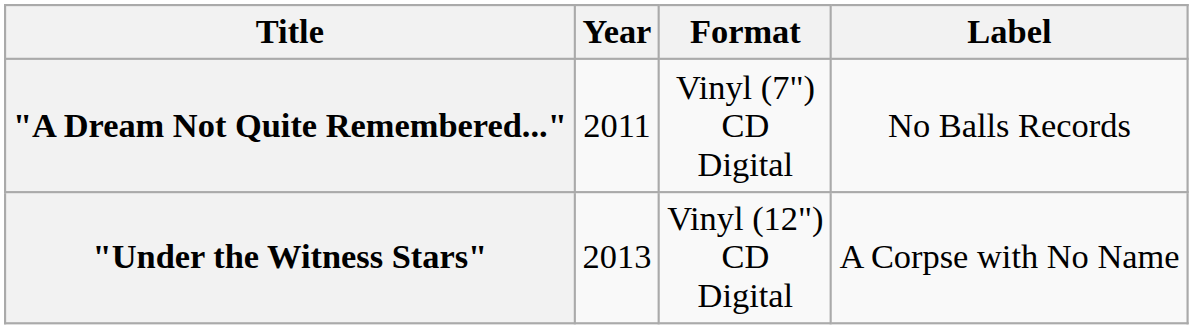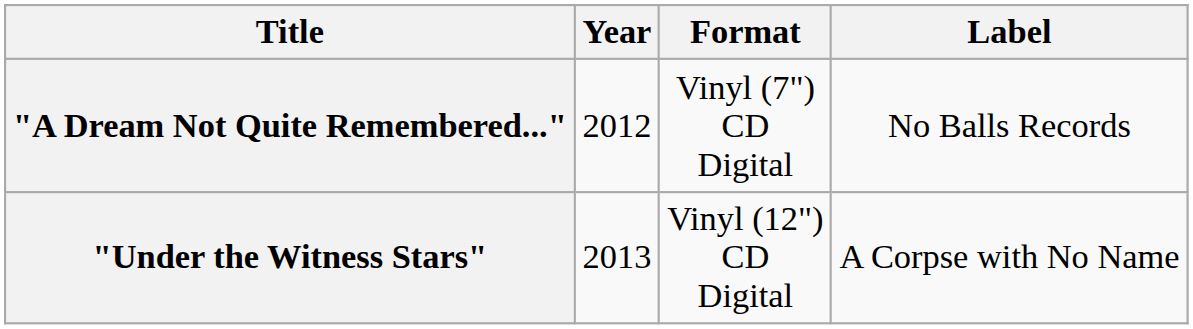(617, 125) 2011 -> (617, 125) 2012
